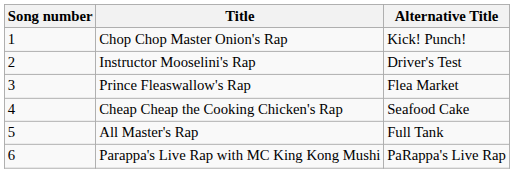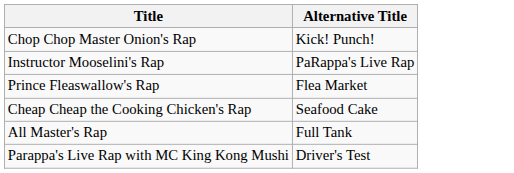- column: (50, 16)
(424, 62) Driver's Test -> (355, 62) PaRappa's Live Rap
(447, 156) PaRappa's Live Rap -> (333, 156) Driver's Test
